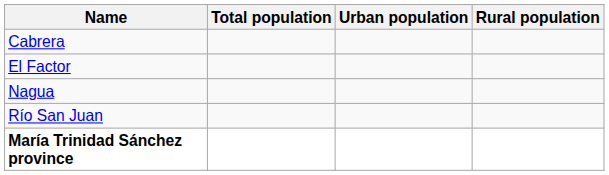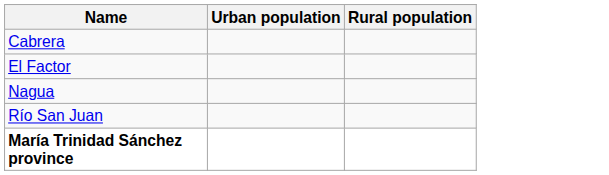- column: (271, 17)
